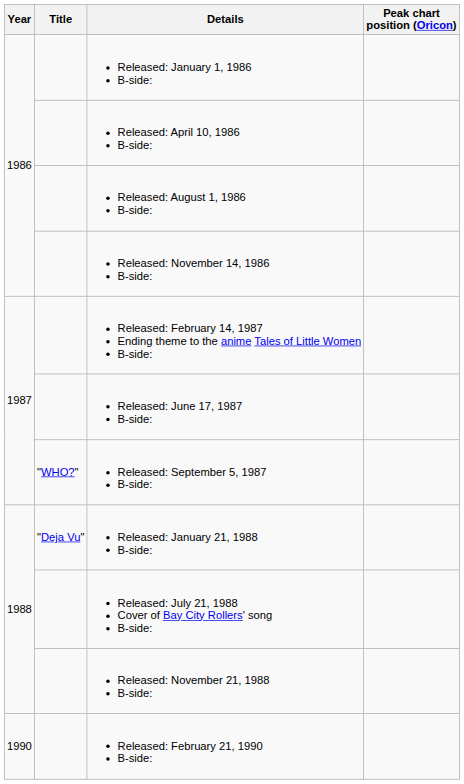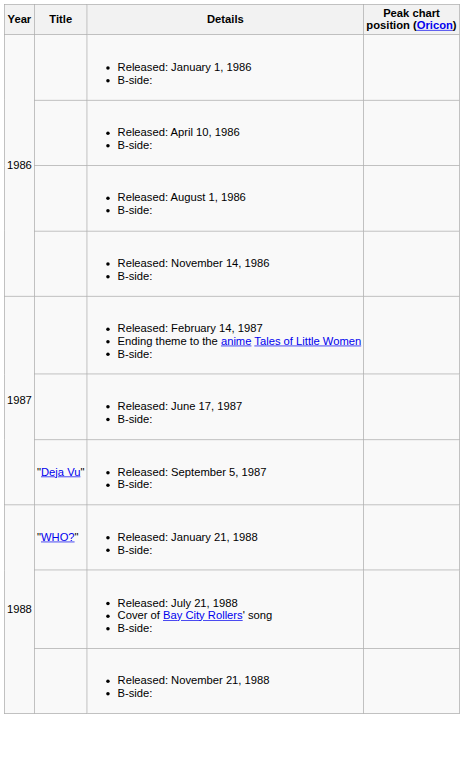(58, 472) "WHO?" -> (61, 472) "Deja Vu"
(61, 537) "Deja Vu" -> (58, 537) "WHO?"
- row: (225, 753)
